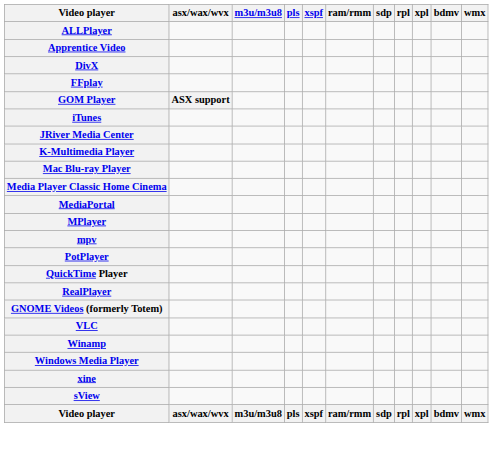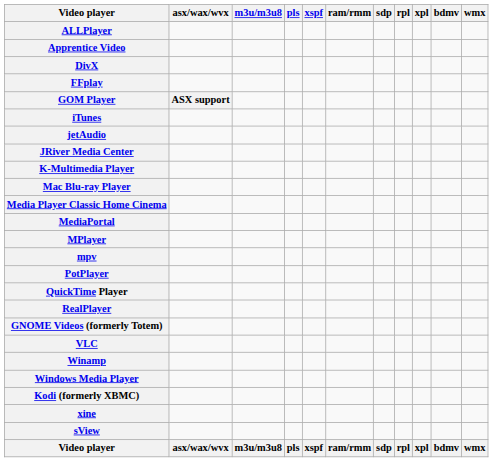+ row: (87, 135)
+ row: (87, 396)
